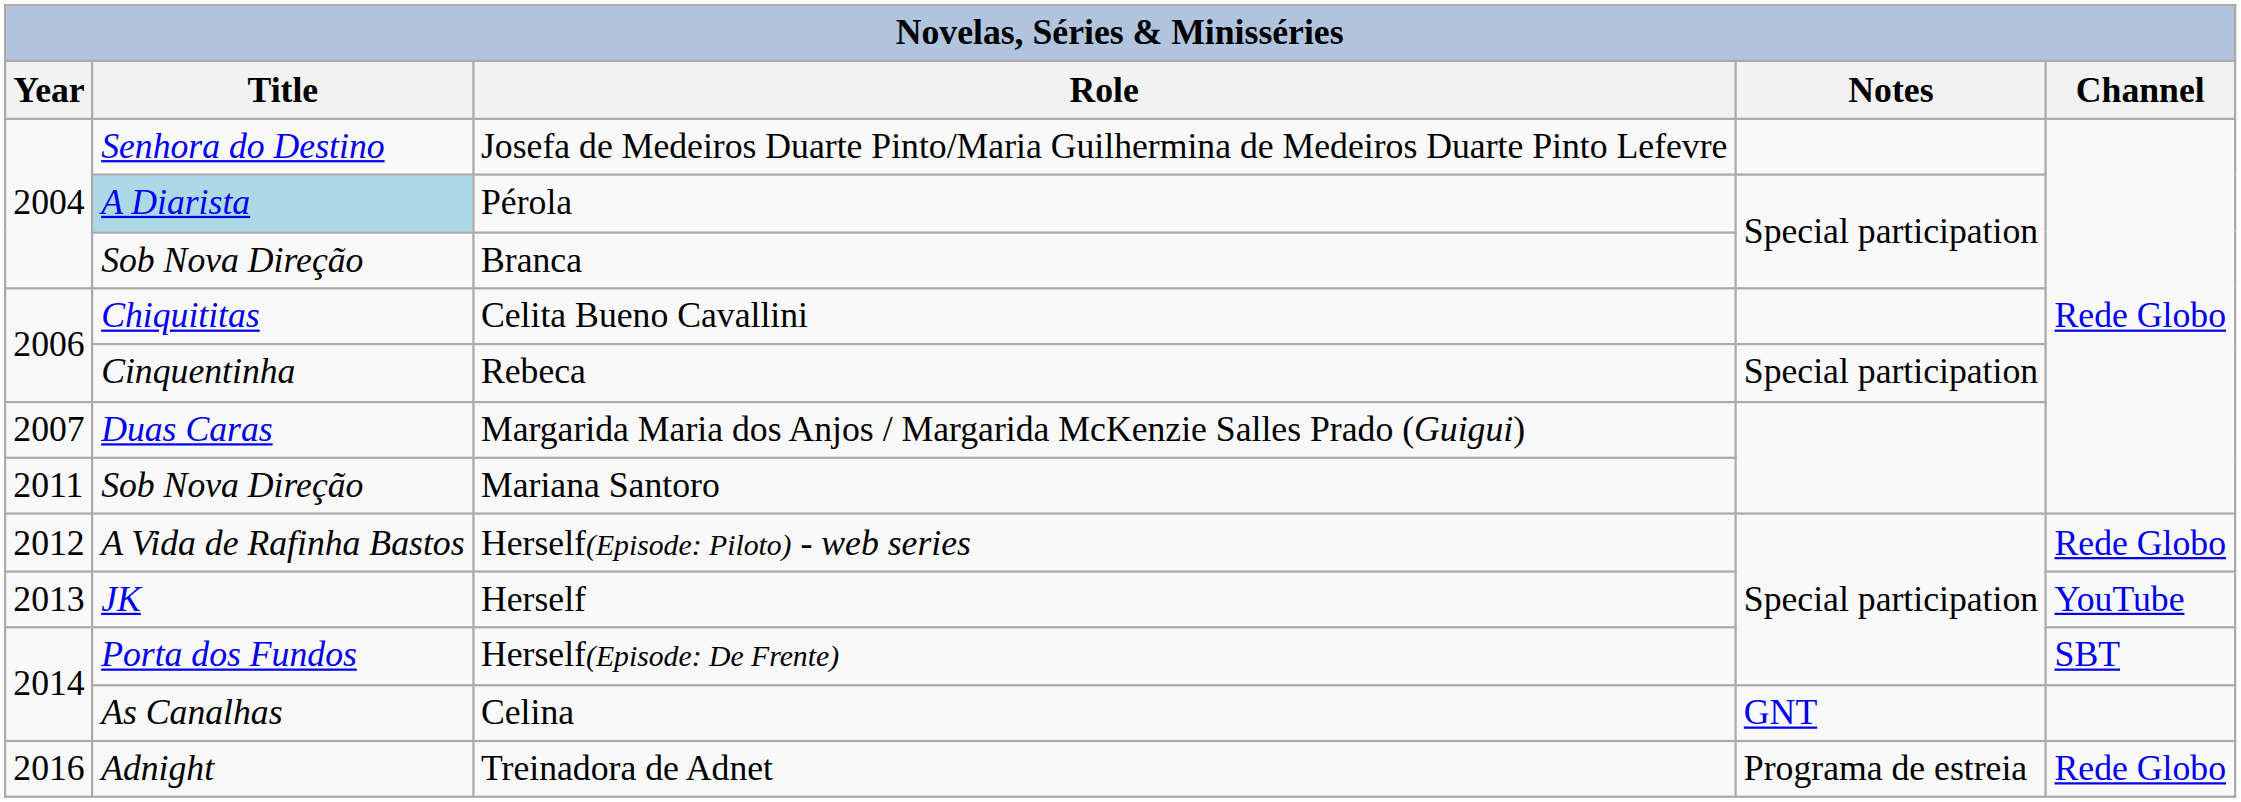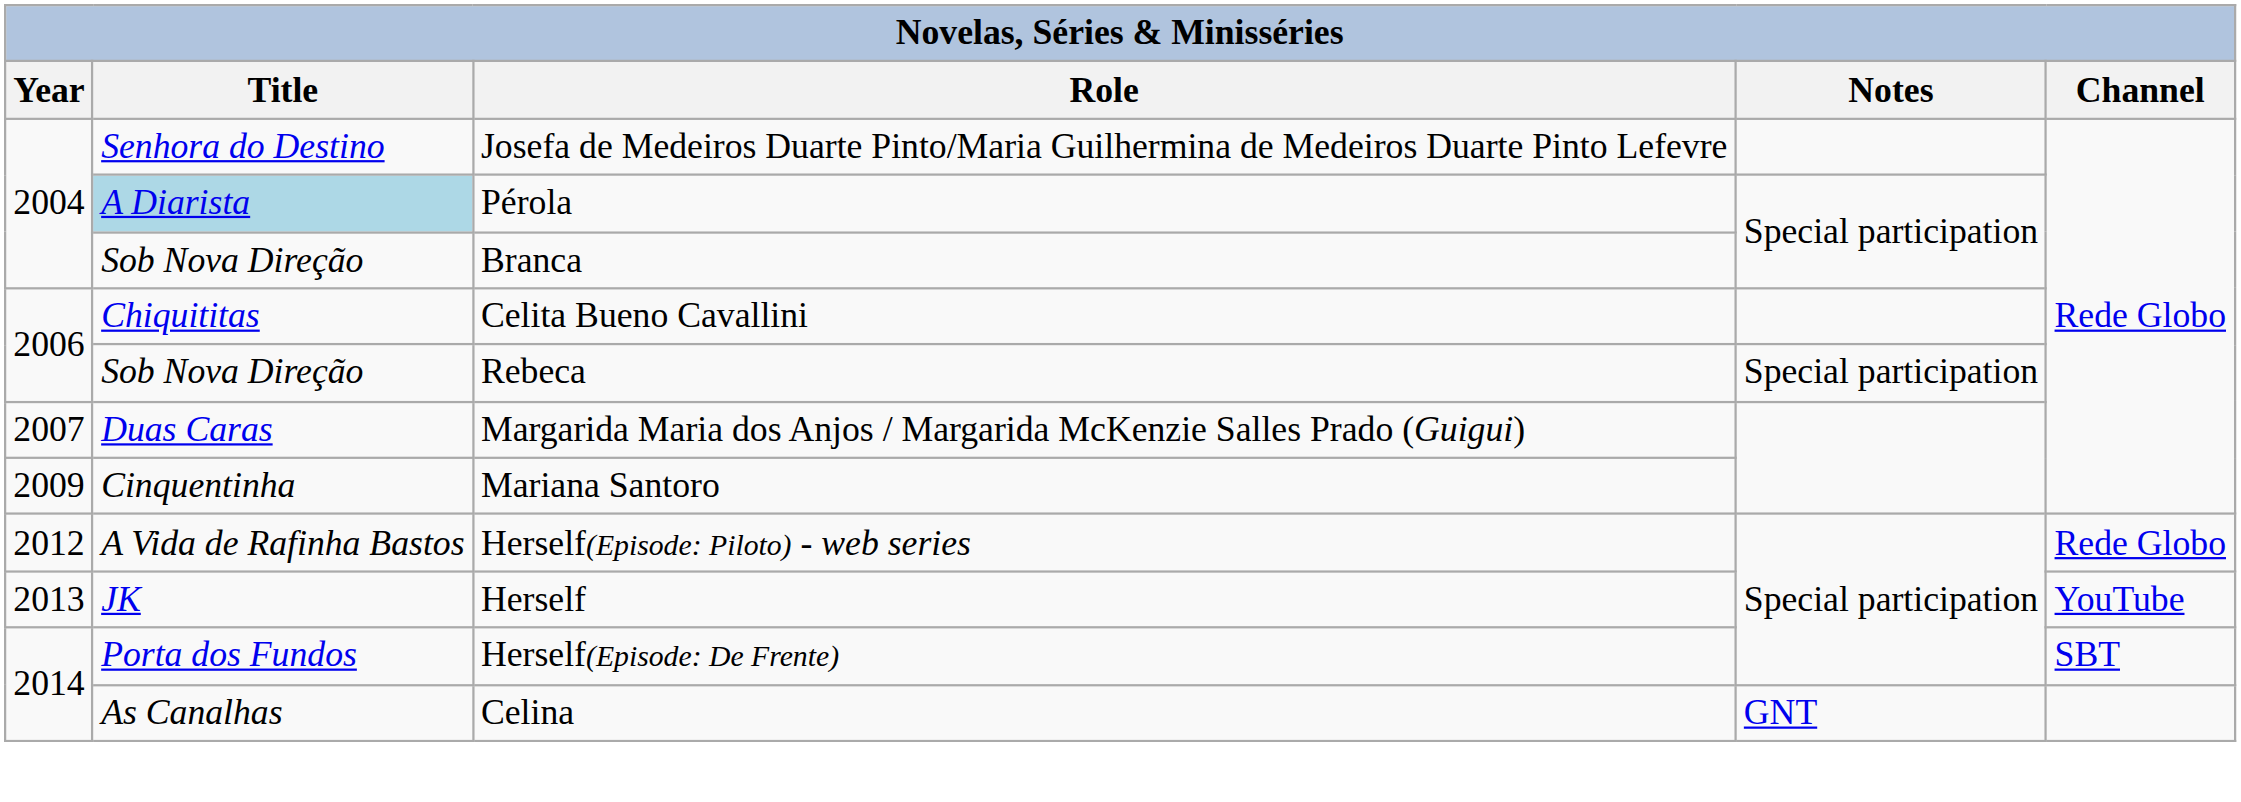(198, 372) Cinquentinha -> (232, 372) Sob Nova Direção
(48, 485) 2011 -> (49, 485) 2009
(232, 485) Sob Nova Direção -> (198, 485) Cinquentinha
- row: (627, 768)
